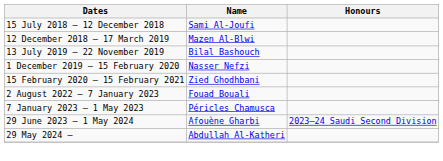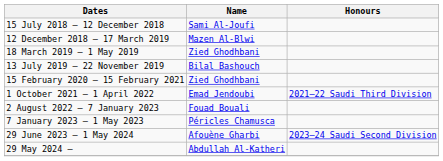+ row: (72, 53)
- row: (93, 66)
+ row: (80, 94)
